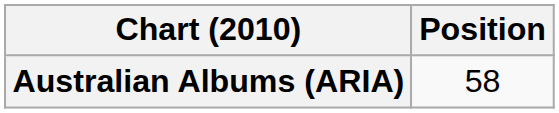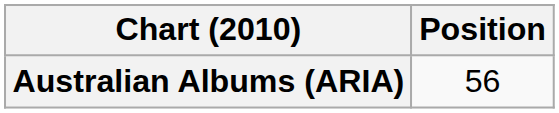(483, 81) 58 -> (483, 81) 56
